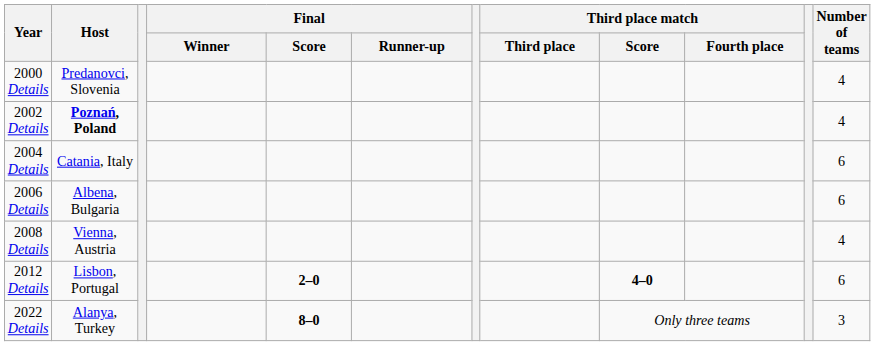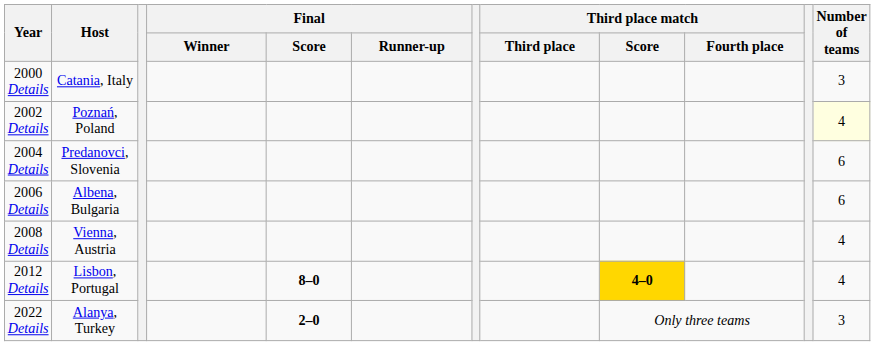(95, 81) Predanovci, Slovenia -> (95, 81) Catania, Italy
(842, 81) 4 -> (842, 81) 3
(95, 121) bold -> (95, 121) normal
(842, 121) no background -> (842, 121) lightyellow background
(95, 161) Catania, Italy -> (95, 161) Predanovci, Slovenia
(309, 281) 2–0 -> (309, 281) 8–0
(642, 281) no background -> (642, 281) gold background
(842, 281) 6 -> (842, 281) 4
(309, 321) 8–0 -> (309, 321) 2–0
